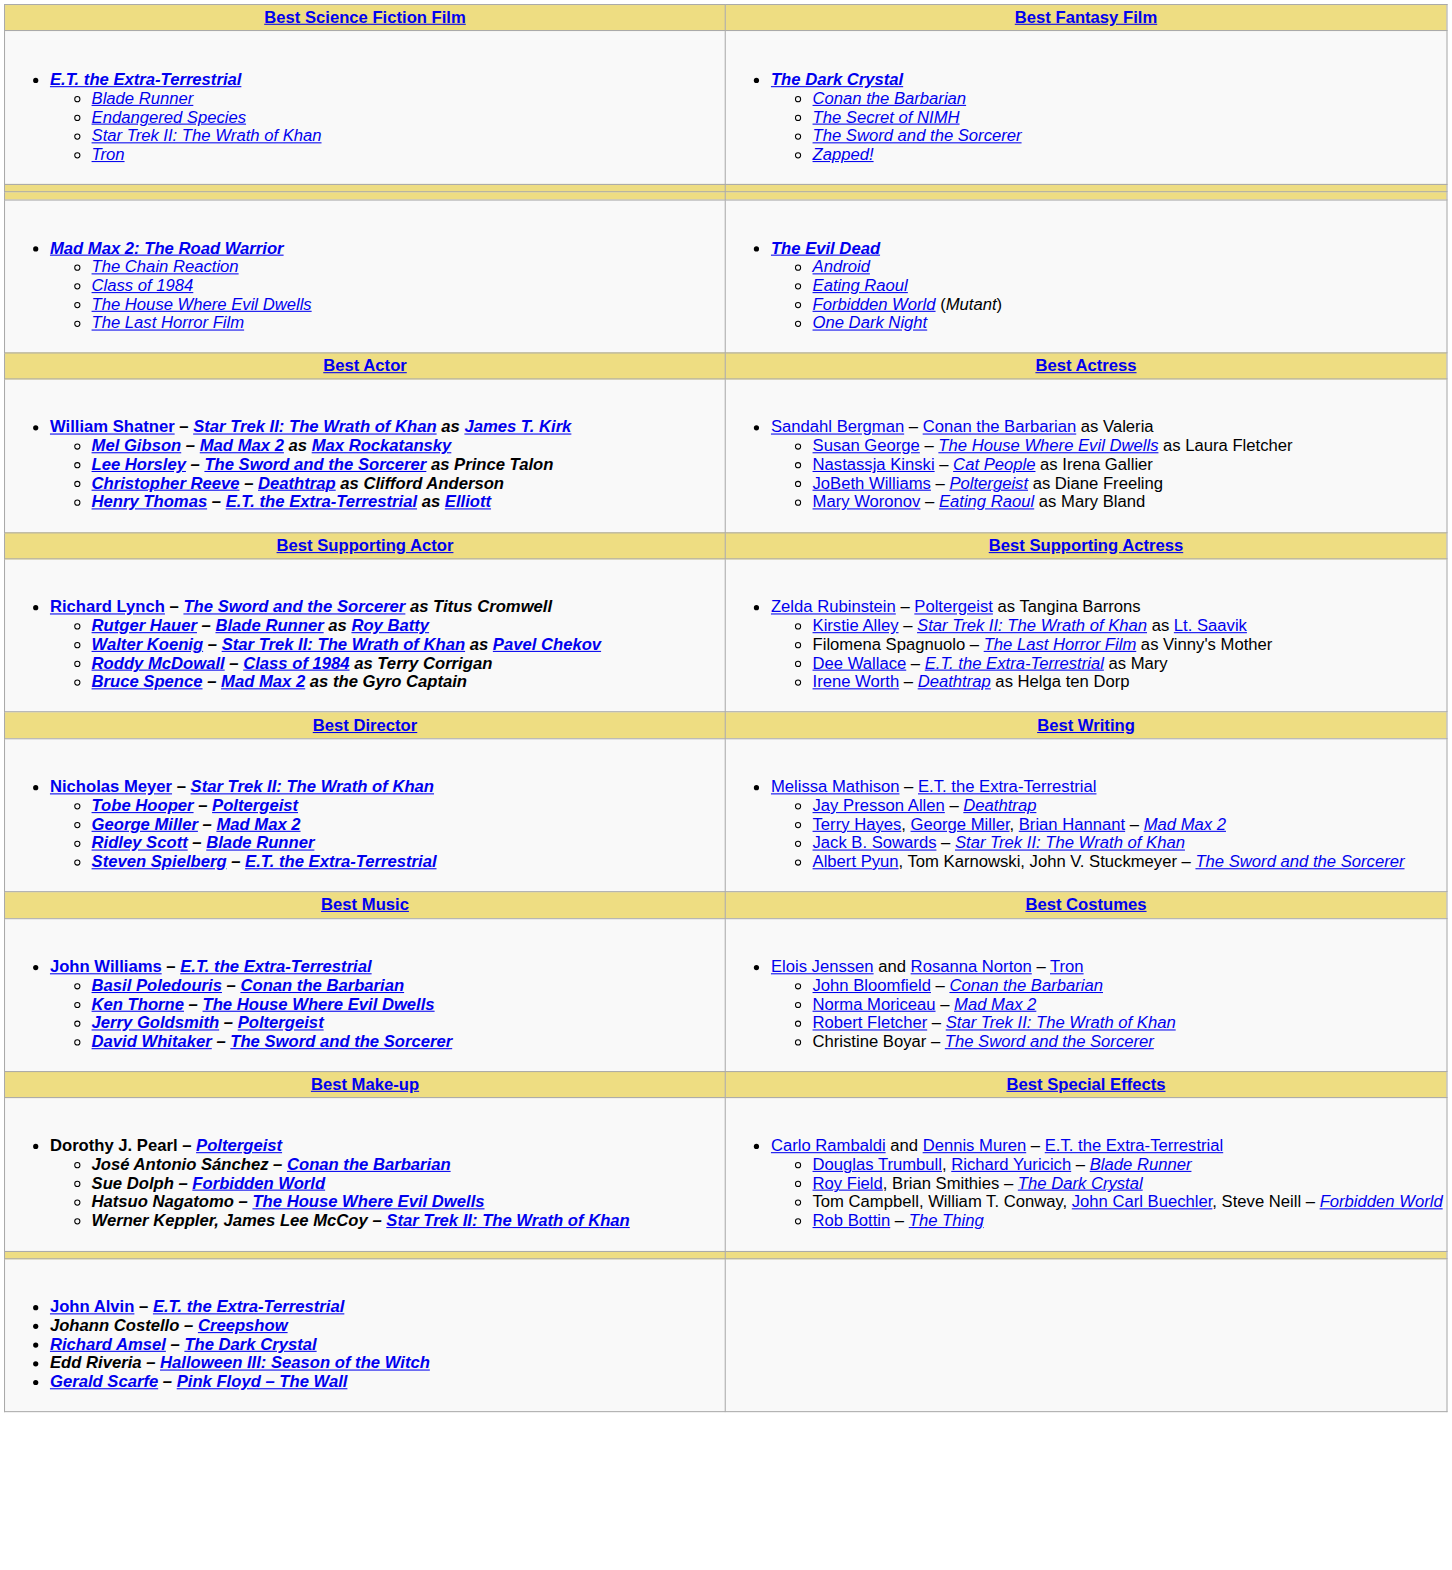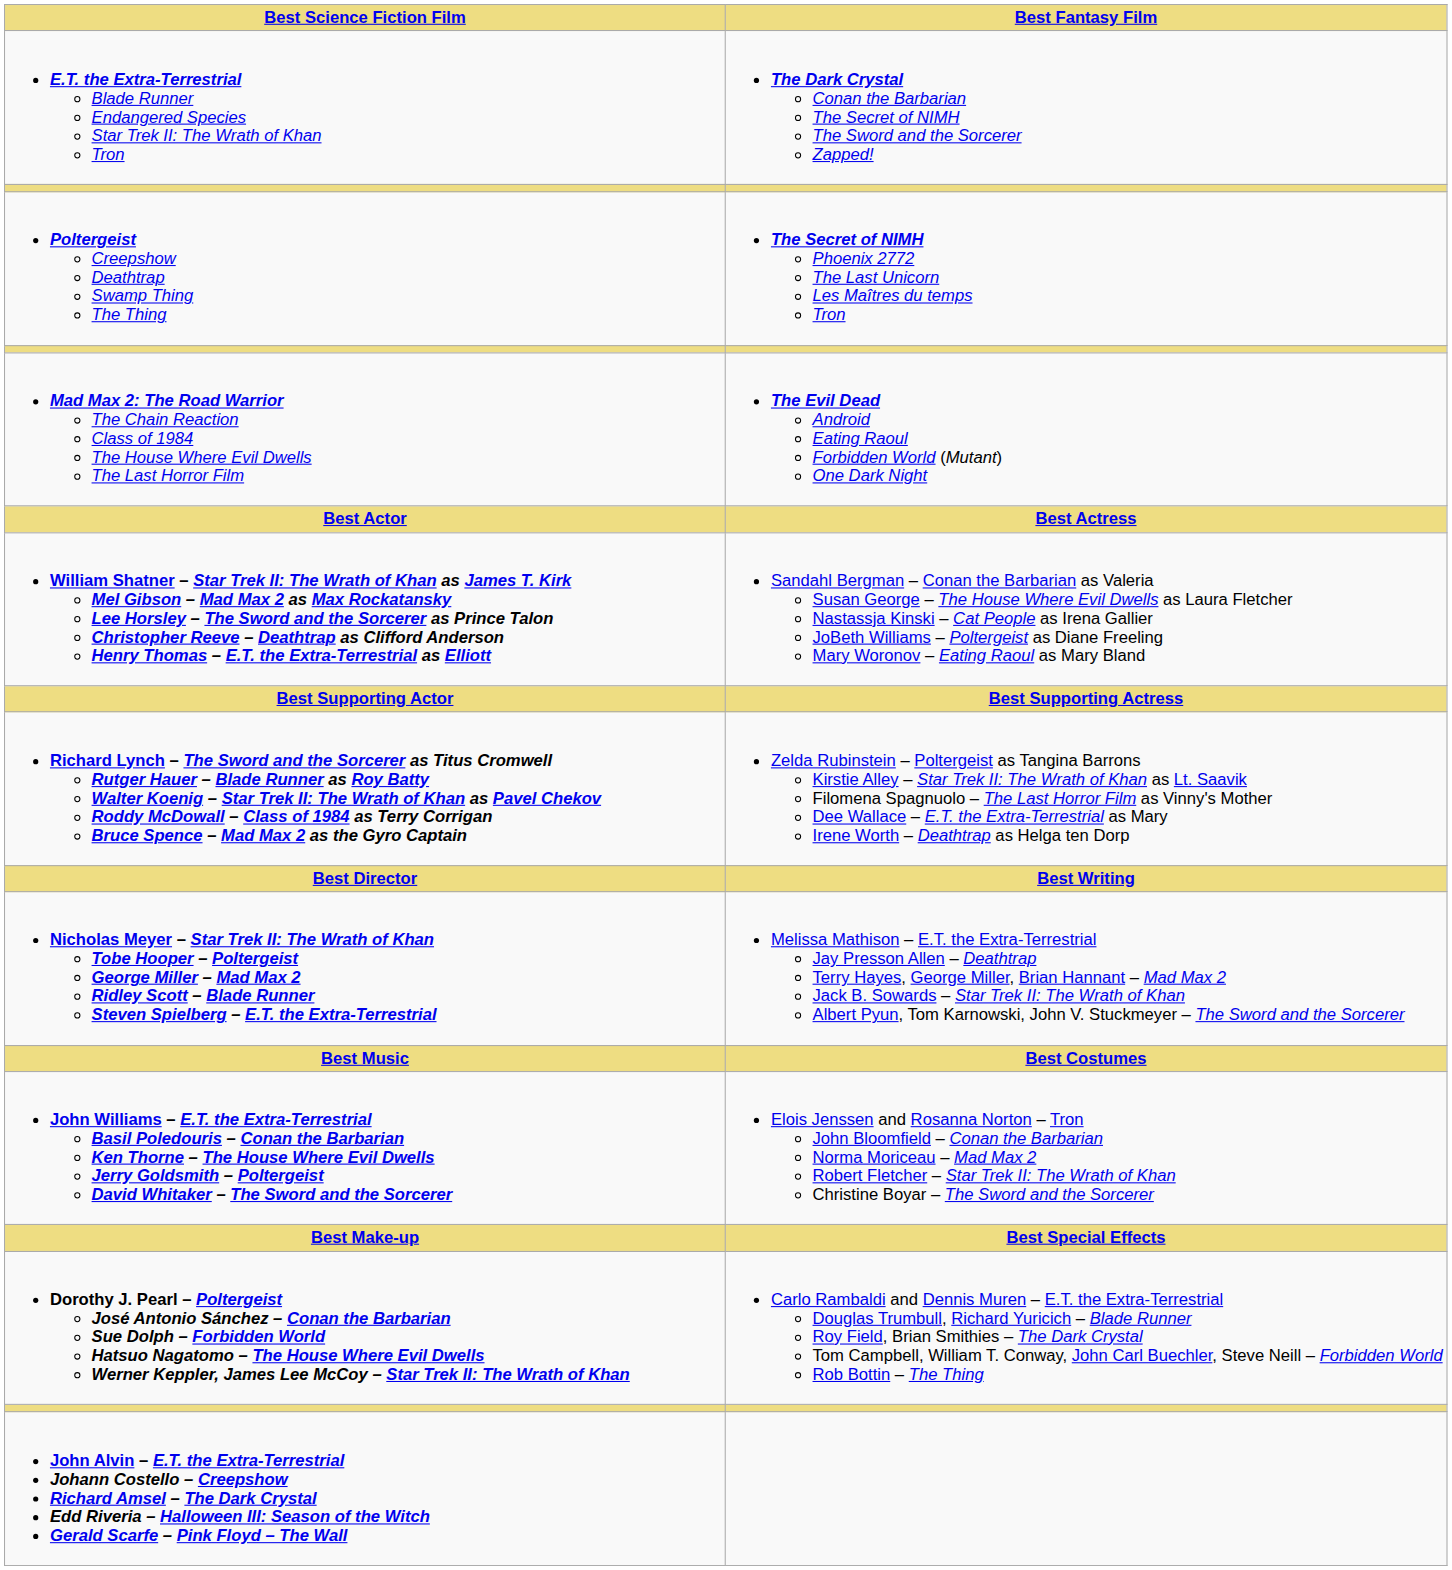+ row: (365, 278)
